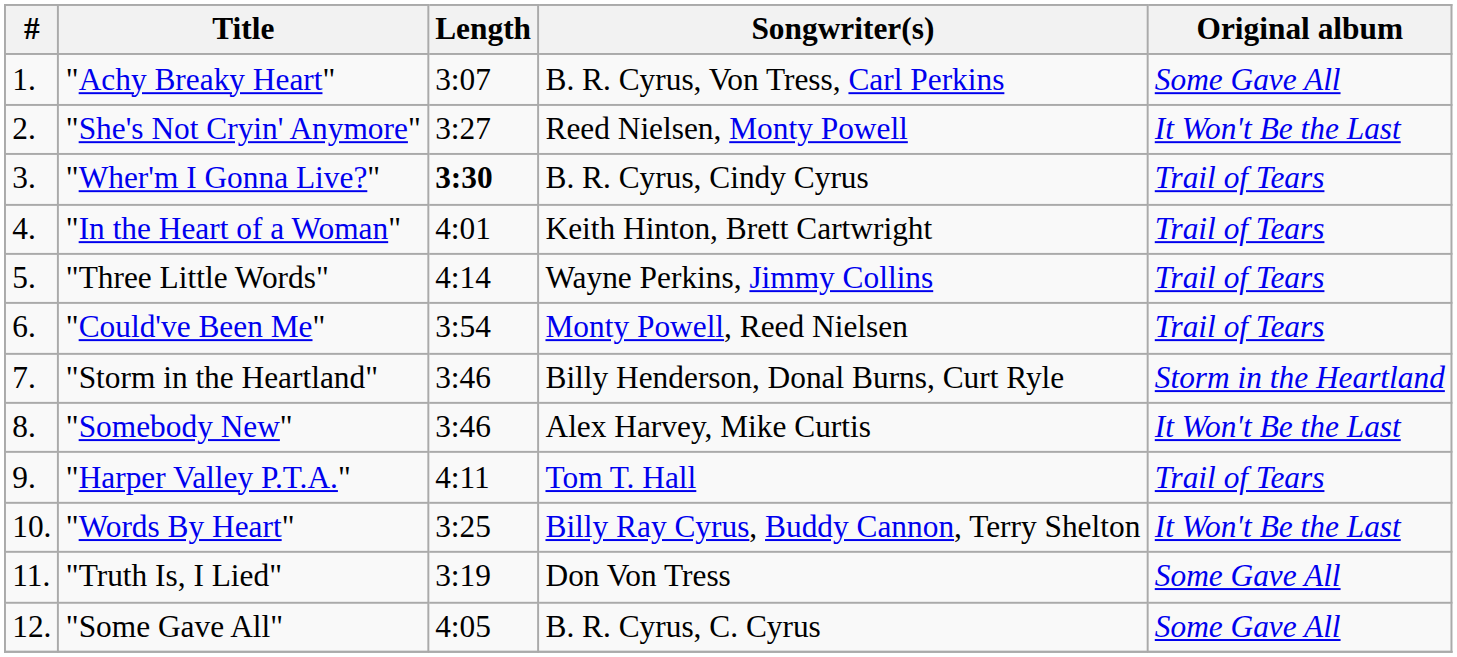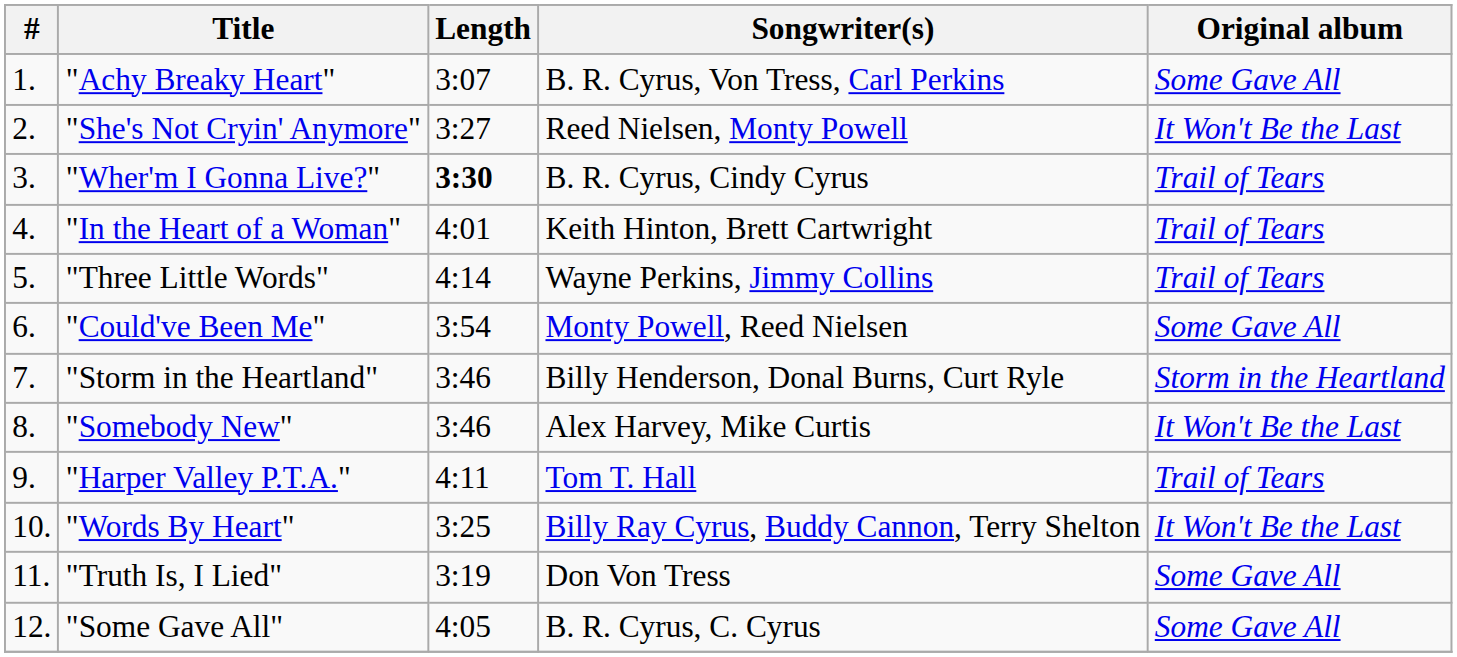(1240, 327) Trail of Tears -> (1248, 327) Some Gave All
